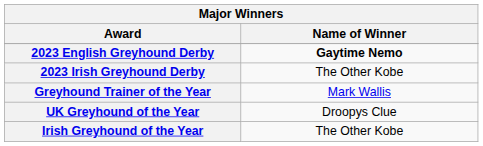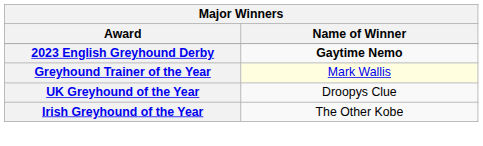- row: (123, 72)
(359, 92) no background -> (359, 72) lightyellow background
